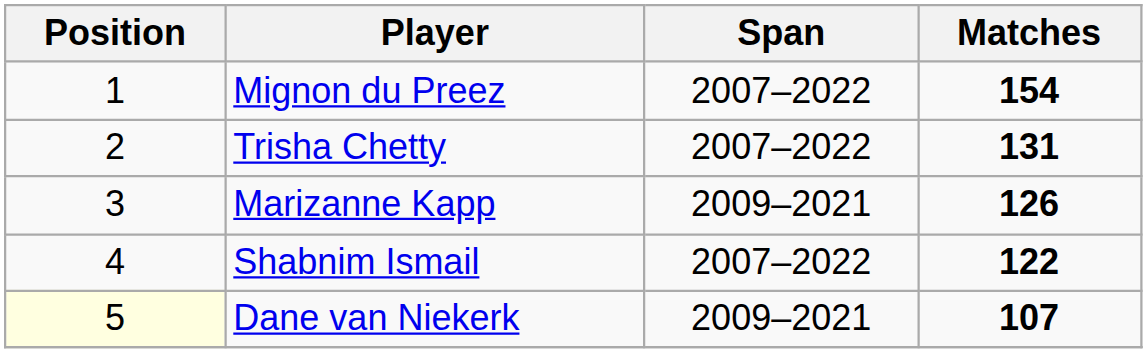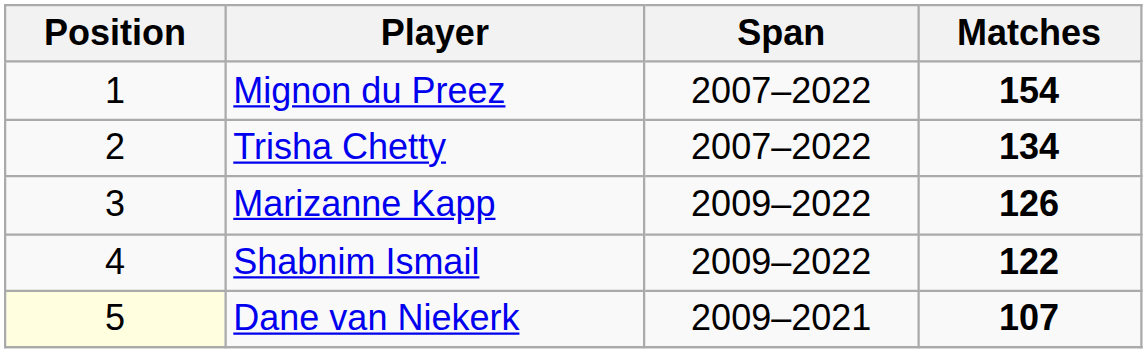(1029, 147) 131 -> (1029, 147) 134
(781, 204) 2009–2021 -> (781, 204) 2009–2022
(781, 261) 2007–2022 -> (781, 261) 2009–2022
